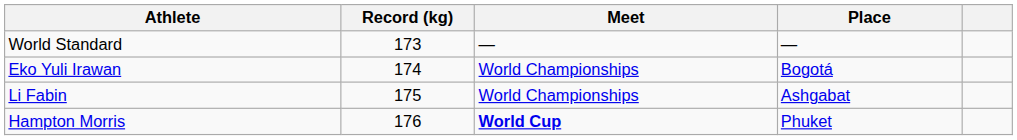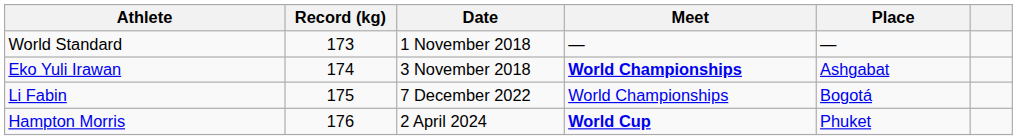+ column: (480, 18)
(559, 70) normal -> (655, 70) bold
(807, 70) Bogotá -> (855, 70) Ashgabat
(816, 96) Ashgabat -> (846, 96) Bogotá
